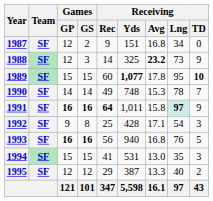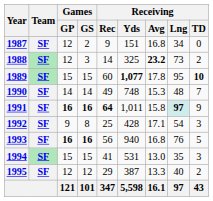(199, 60) 9 -> (199, 60) 2
(179, 92) 78 -> (179, 92) 48
